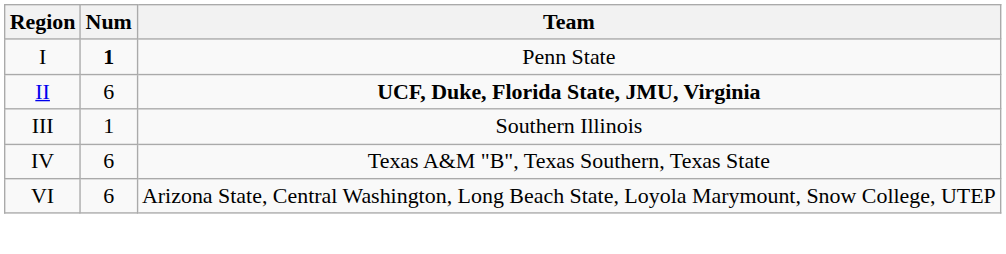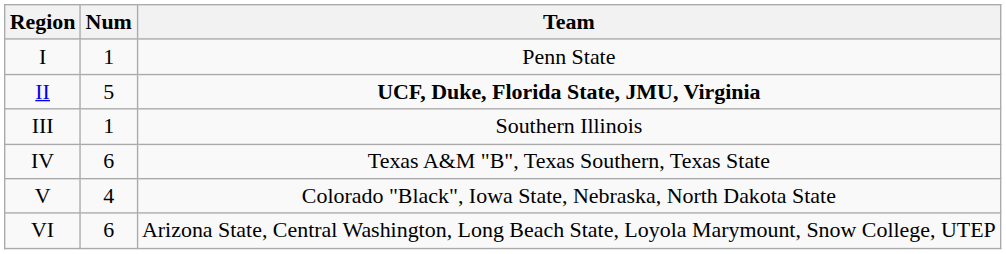(109, 56) bold -> (109, 56) normal
(109, 91) 6 -> (109, 91) 5
+ row: (43, 195)
